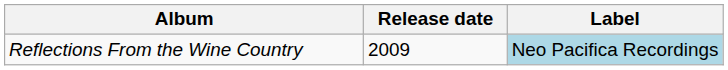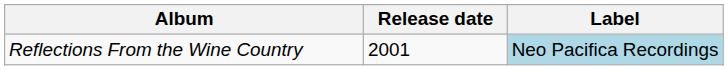(389, 49) 2009 -> (389, 49) 2001
